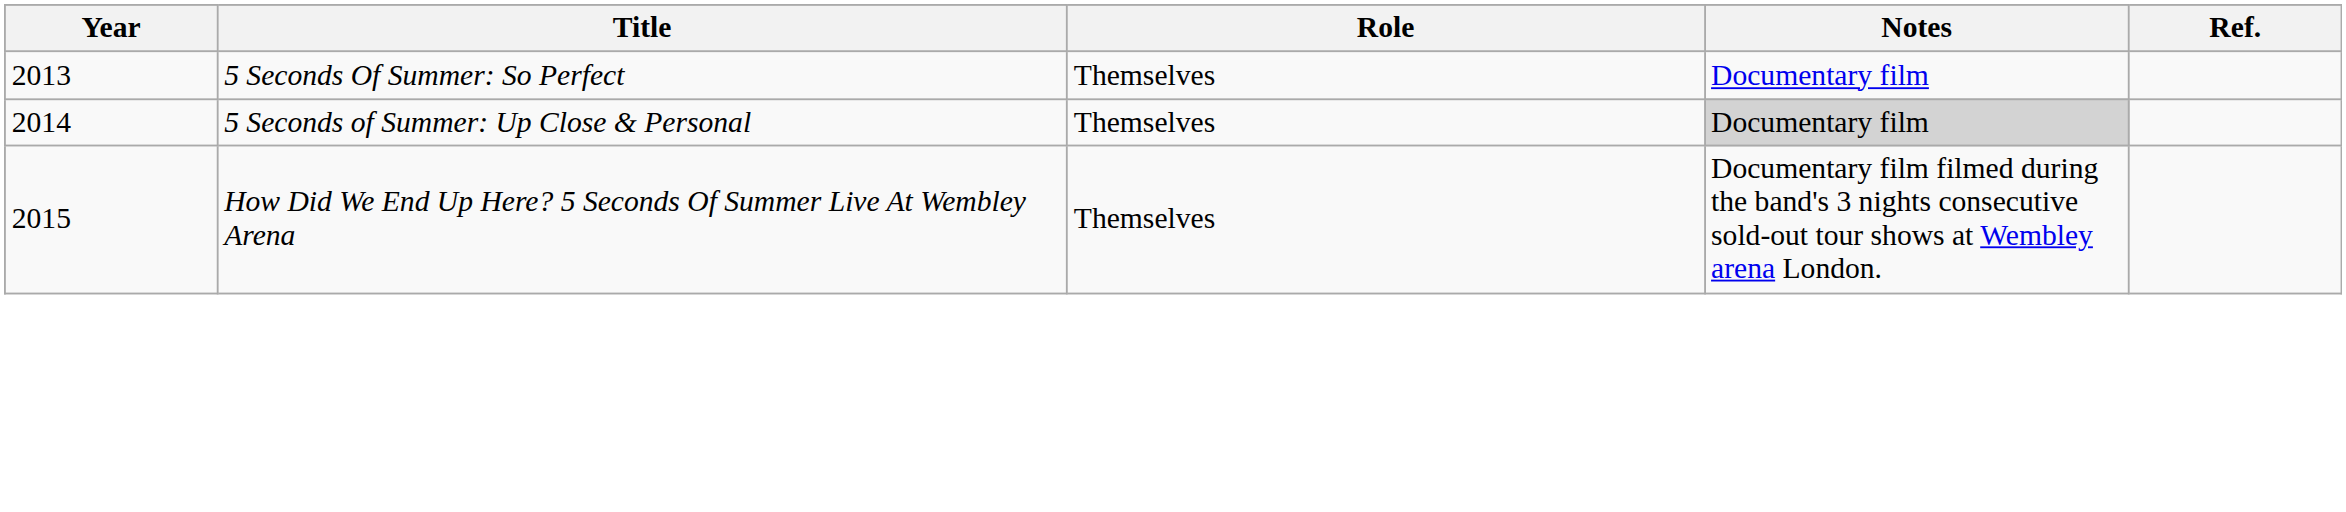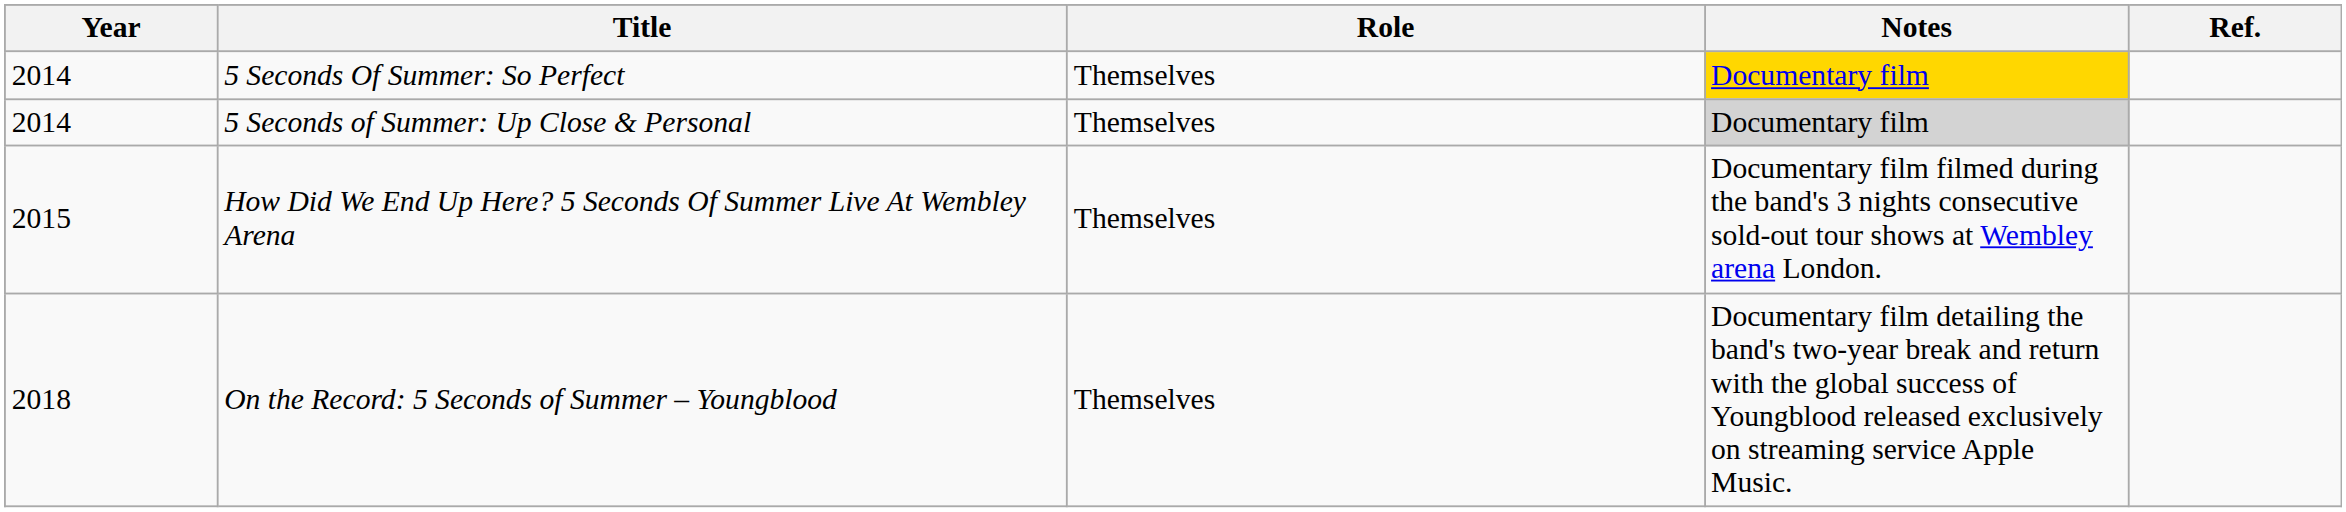(41, 74) 2013 -> (41, 74) 2014
(1820, 74) no background -> (1820, 74) gold background
+ row: (531, 398)
